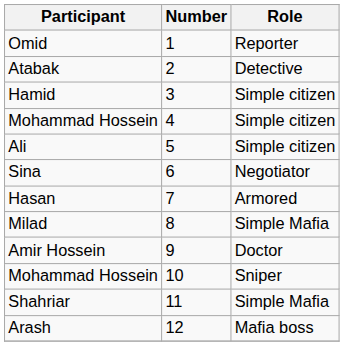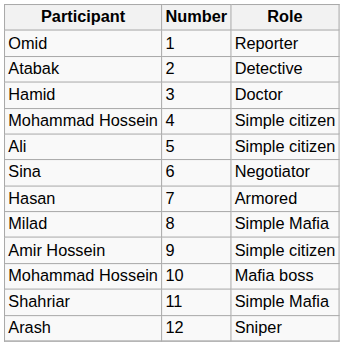(285, 95) Simple citizen -> (259, 95) Doctor
(259, 250) Doctor -> (285, 250) Simple citizen
(258, 276) Sniper -> (274, 276) Mafia boss
(274, 328) Mafia boss -> (258, 328) Sniper
